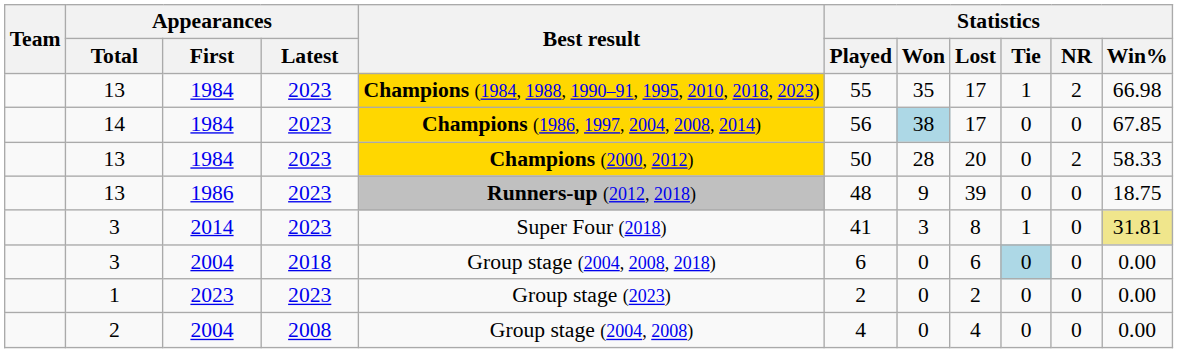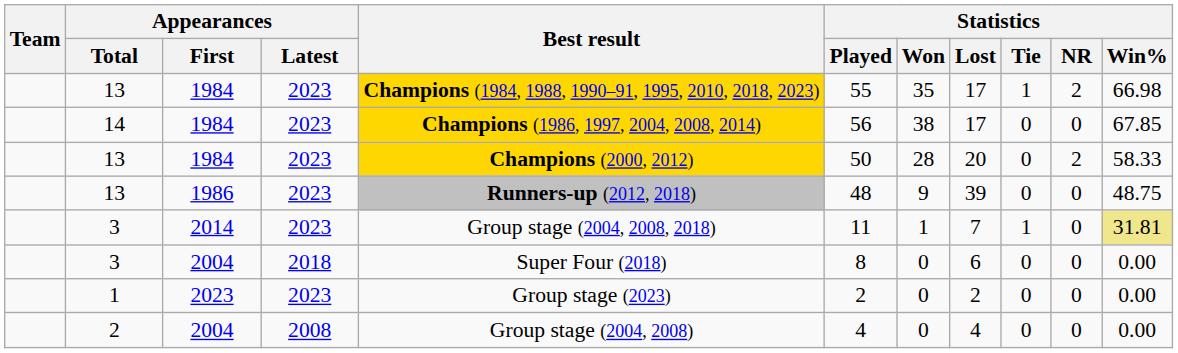(923, 124) lightblue background -> (923, 124) no background
(1137, 192) 18.75 -> (1137, 192) 48.75
(592, 227) Super Four (2018) -> (592, 227) Group stage (2004, 2008, 2018)
(861, 227) 41 -> (861, 227) 11
(923, 227) 3 -> (923, 227) 1
(975, 227) 8 -> (975, 227) 7
(592, 261) Group stage (2004, 2008, 2018) -> (592, 261) Super Four (2018)
(861, 261) 6 -> (861, 261) 8
(1026, 261) lightblue background -> (1026, 261) no background
